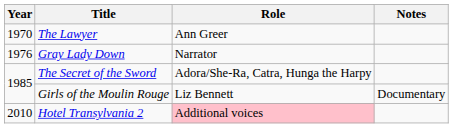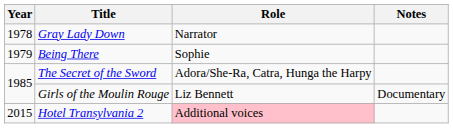- row: (68, 34)
(20, 53) 1976 -> (20, 34) 1978
+ row: (68, 53)
(20, 113) 2010 -> (20, 113) 2015
